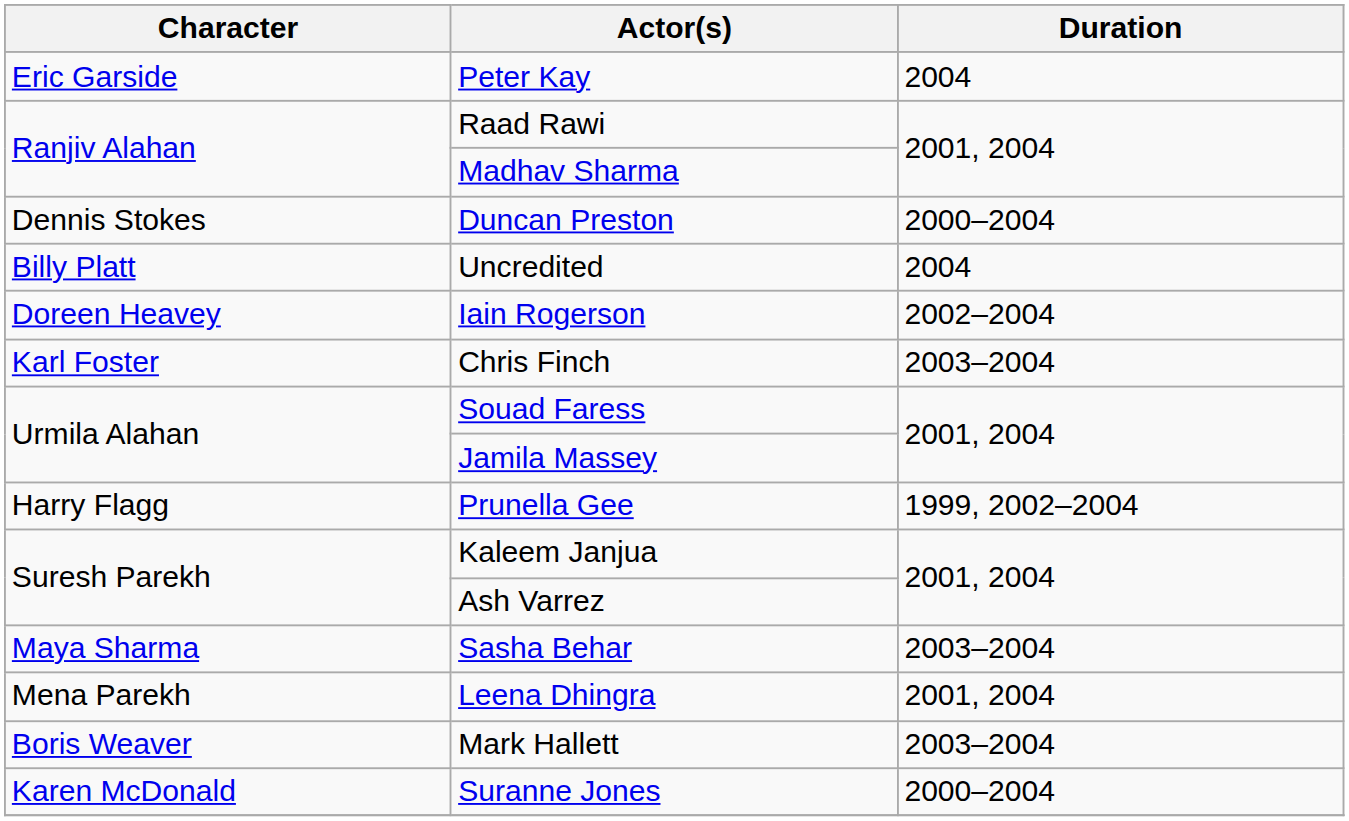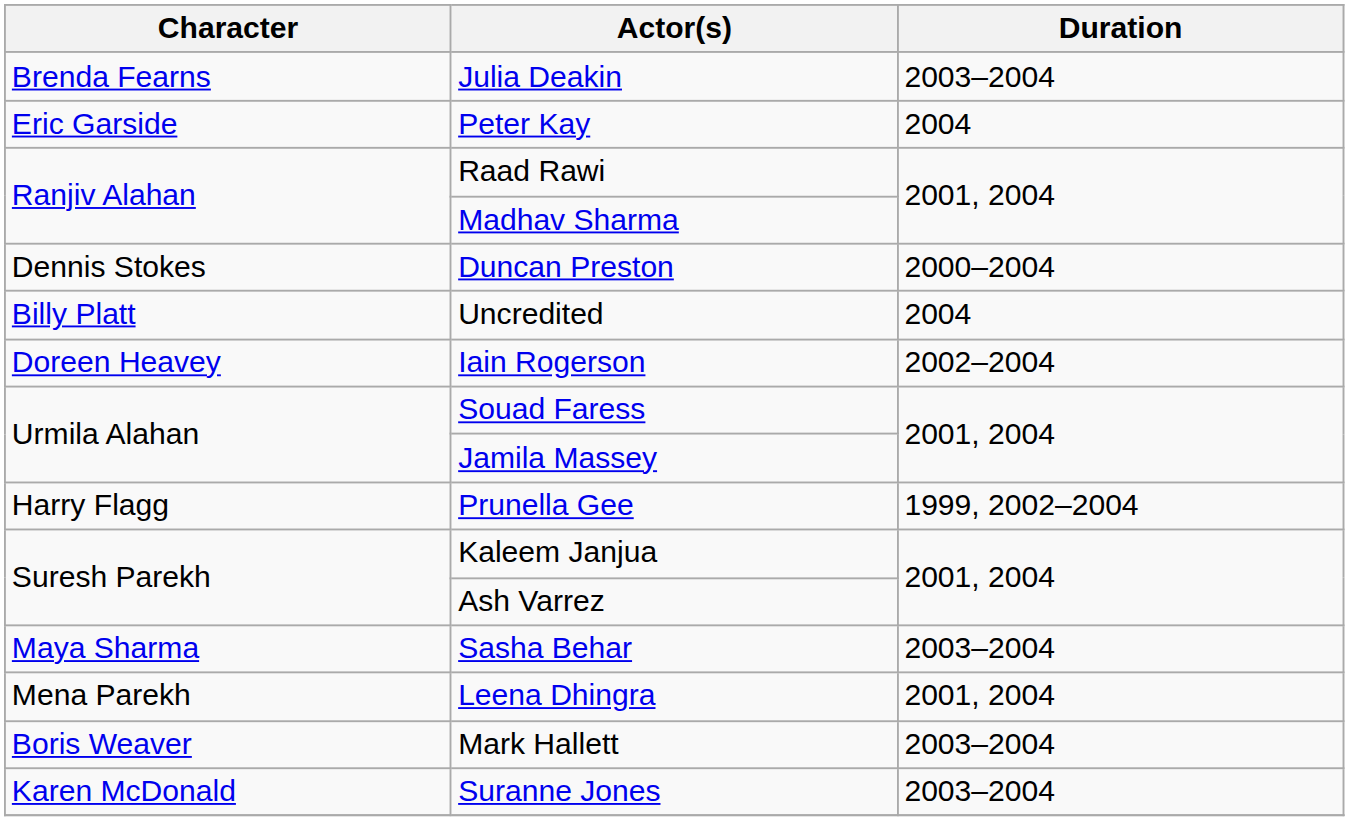+ row: (540, 76)
- row: (534, 362)
(980, 791) 2000–2004 -> (980, 791) 2003–2004
